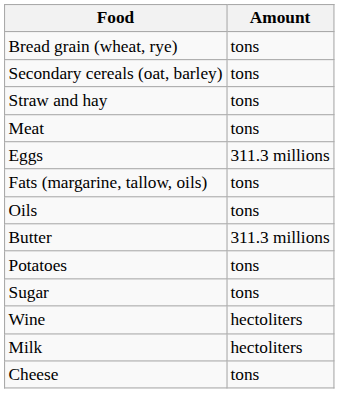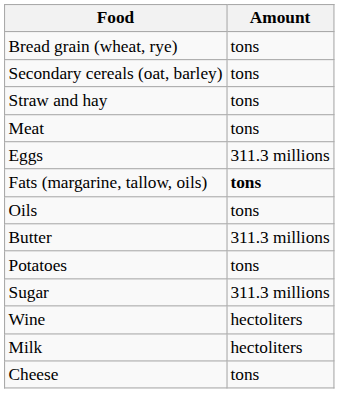(245, 182) normal -> (246, 182) bold
(245, 292) tons -> (280, 292) 311.3 millions
